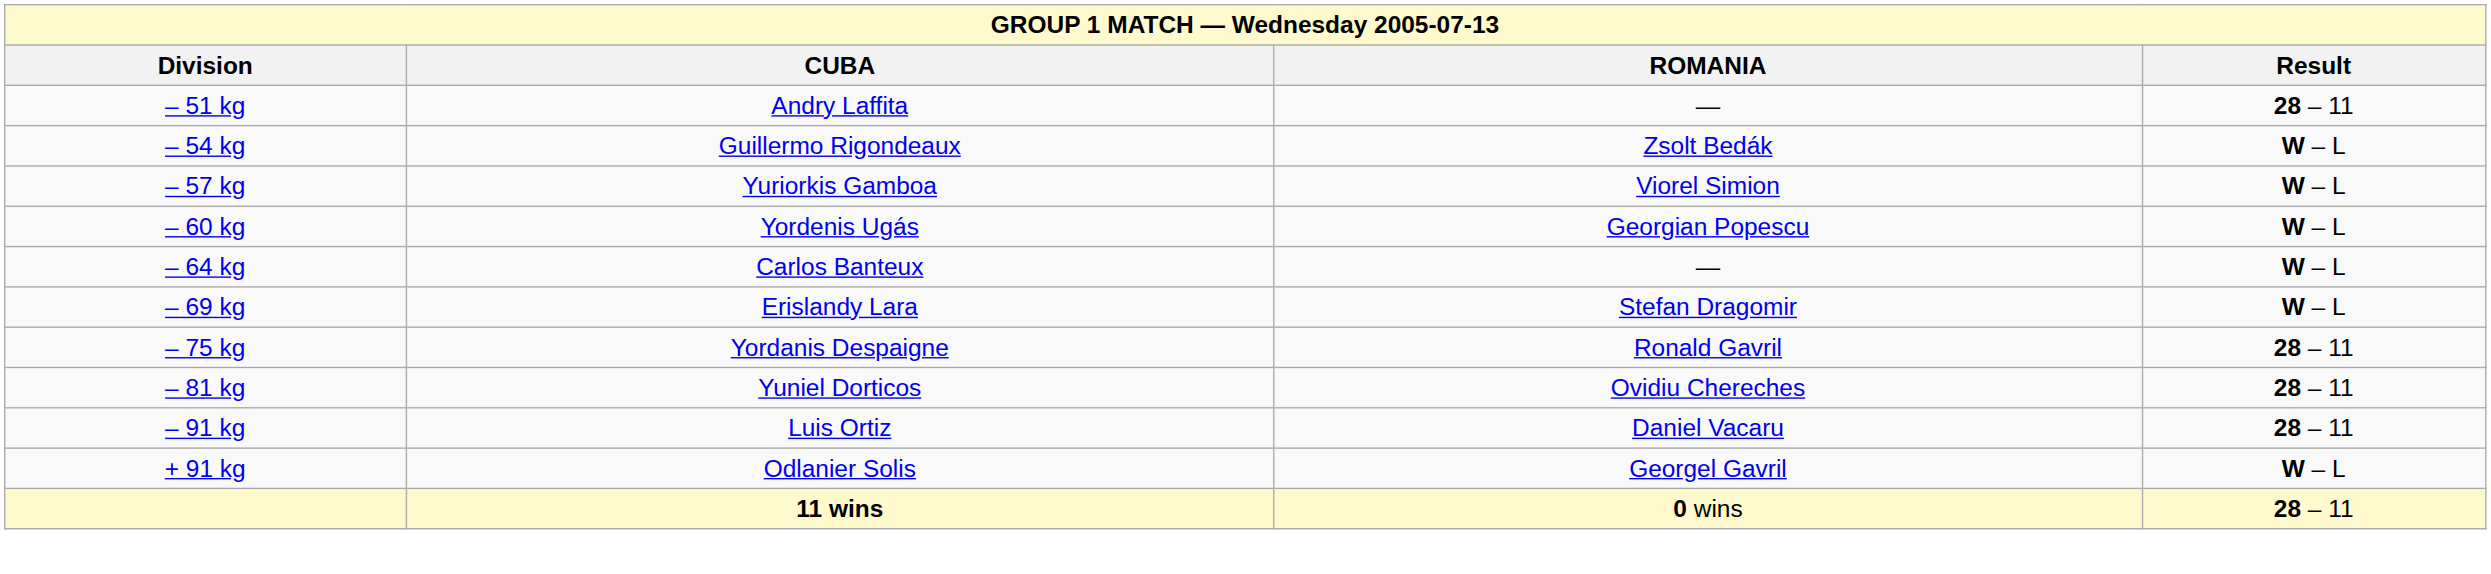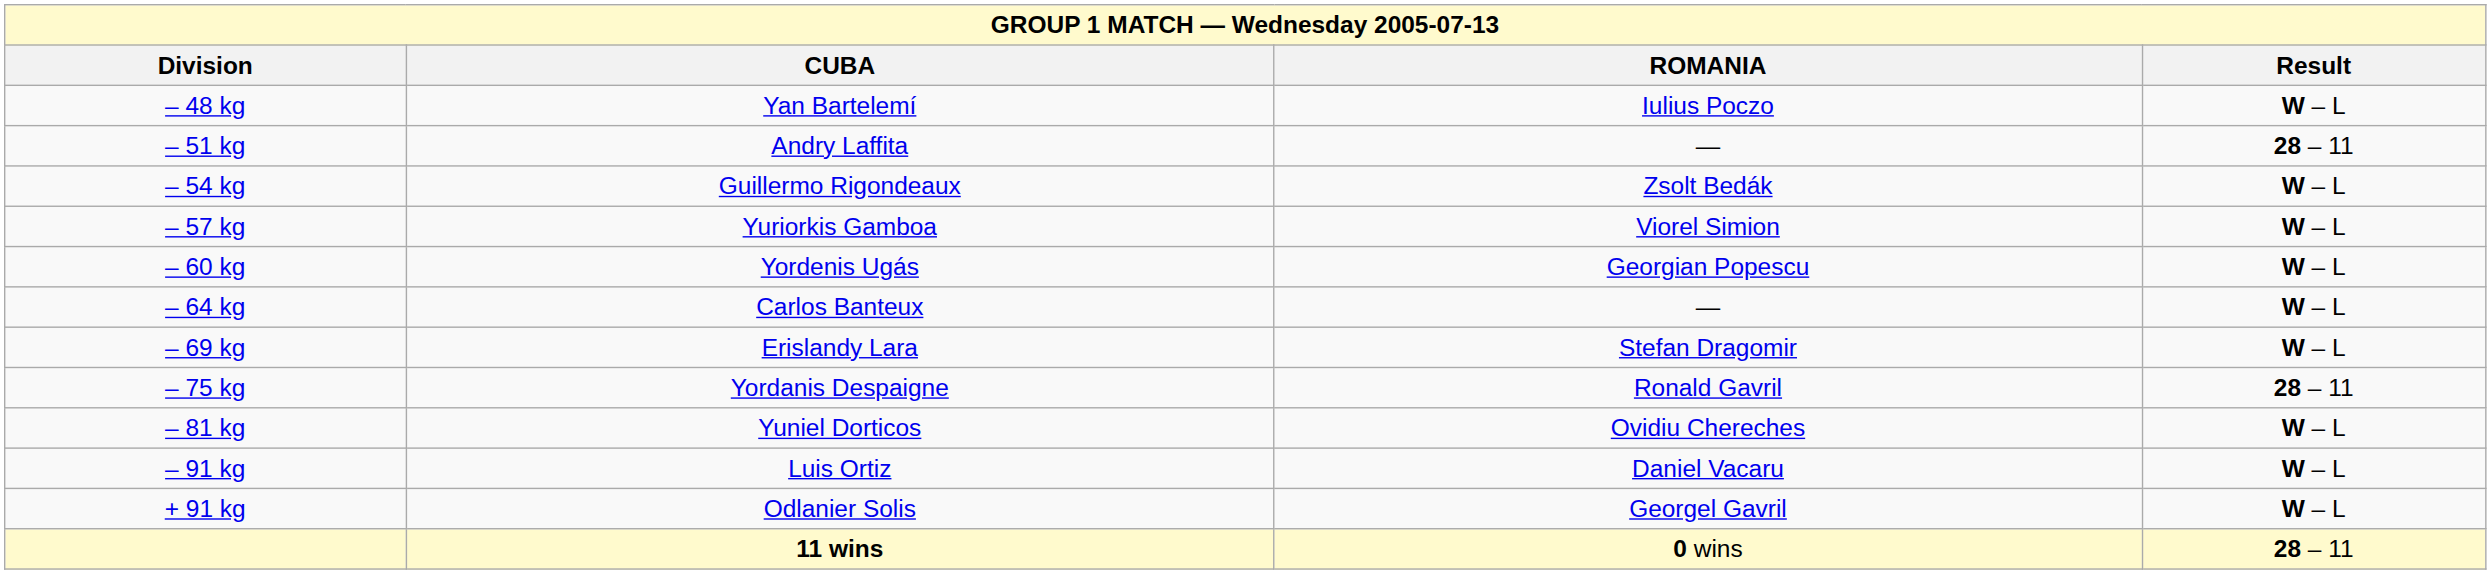+ row: (205, 104)
(2314, 387) 28 – 11 -> (2314, 427) W – L
(2314, 427) 28 – 11 -> (2314, 468) W – L
